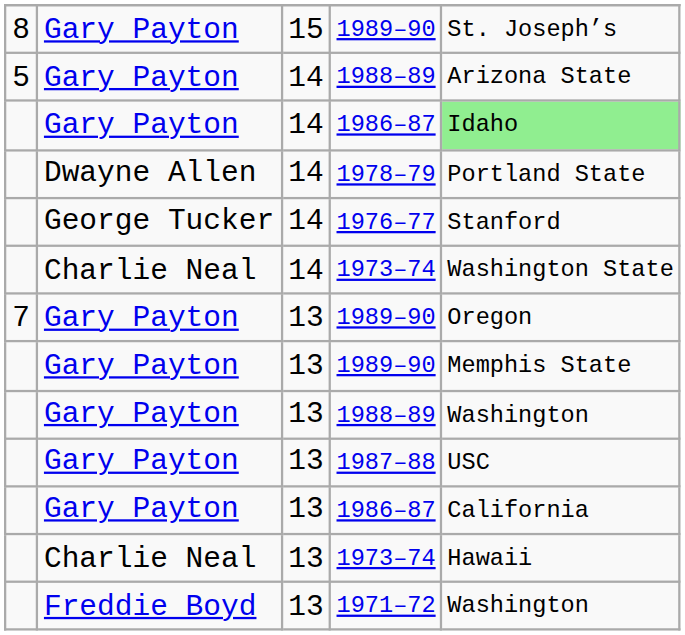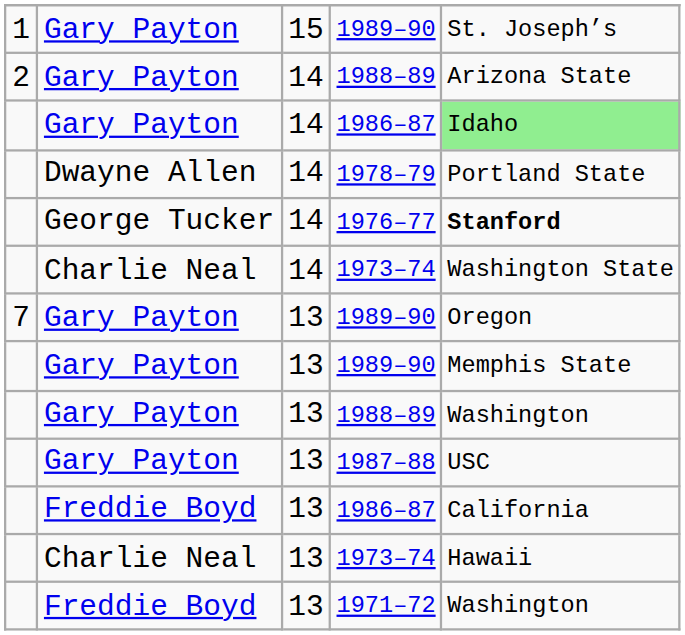(21, 29) 8 -> (21, 29) 1
(21, 77) 5 -> (21, 77) 2
(504, 222) normal -> (504, 222) bold
(141, 510) Gary Payton -> (150, 510) Freddie Boyd
